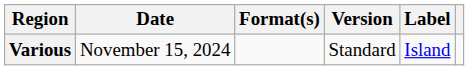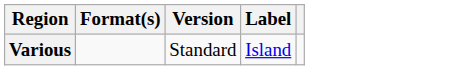- column: (155, 19)
